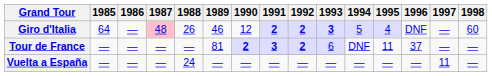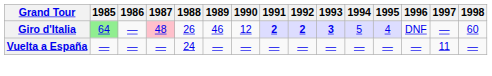(104, 29) no background -> (104, 29) lightgreen background
- row: (47, 46)
